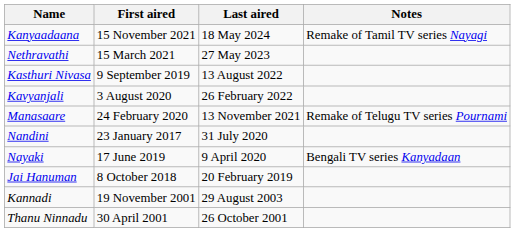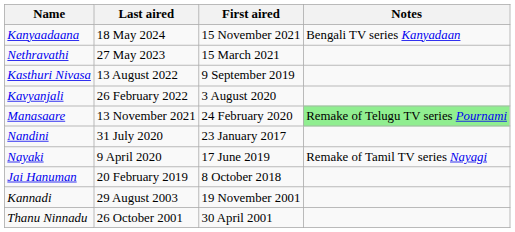columns swapped: (146, 14) <-> (251, 14)
(397, 34) Remake of Tamil TV series Nayagi -> (383, 34) Bengali TV series Kanyadaan
(407, 116) no background -> (407, 116) lightgreen background
(383, 156) Bengali TV series Kanyadaan -> (397, 156) Remake of Tamil TV series Nayagi
